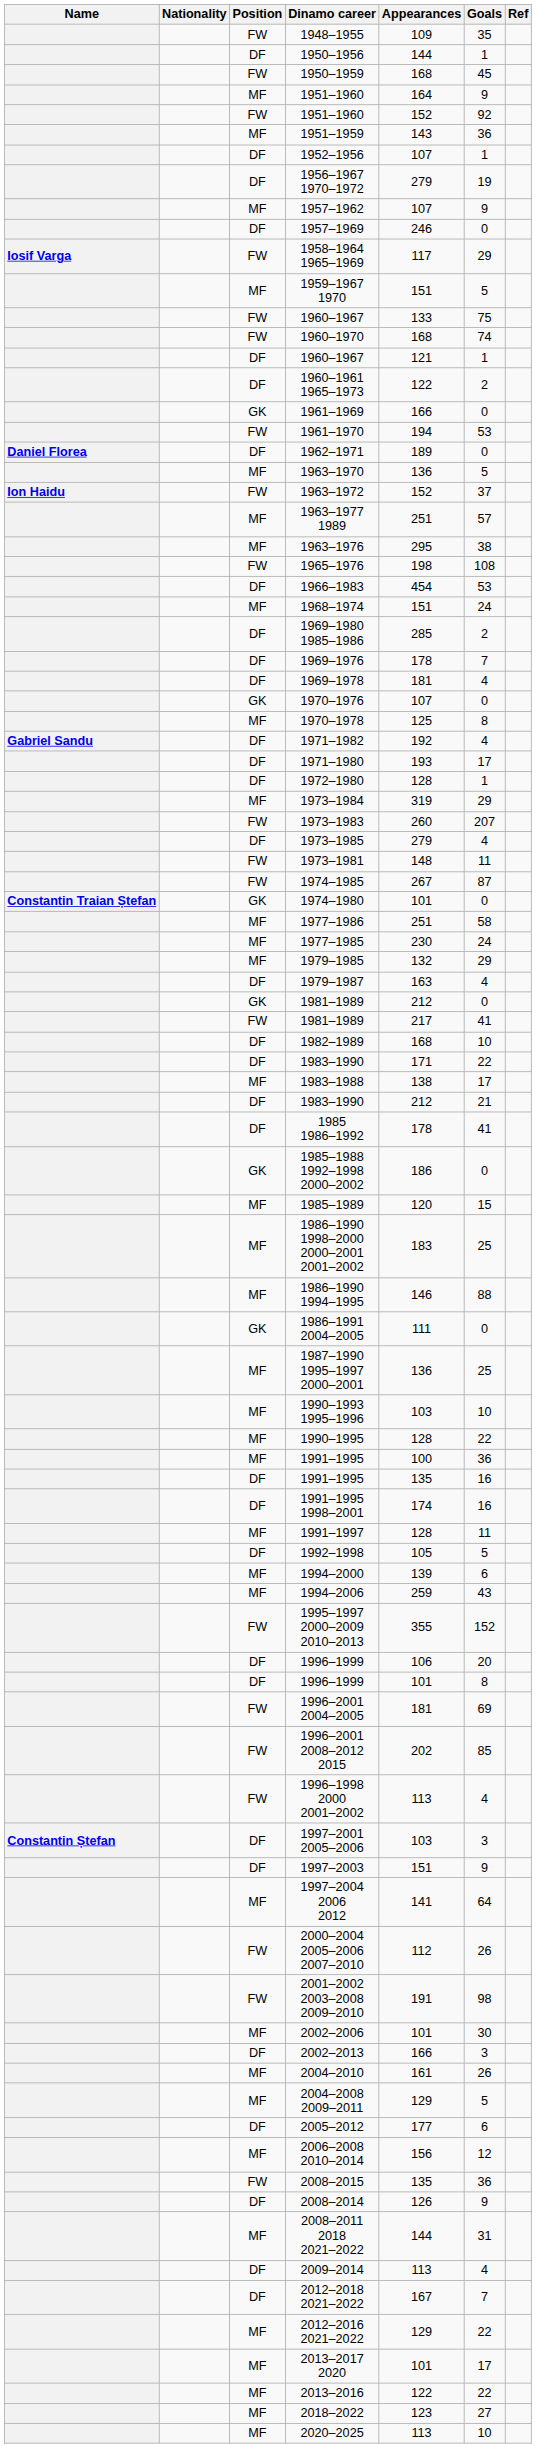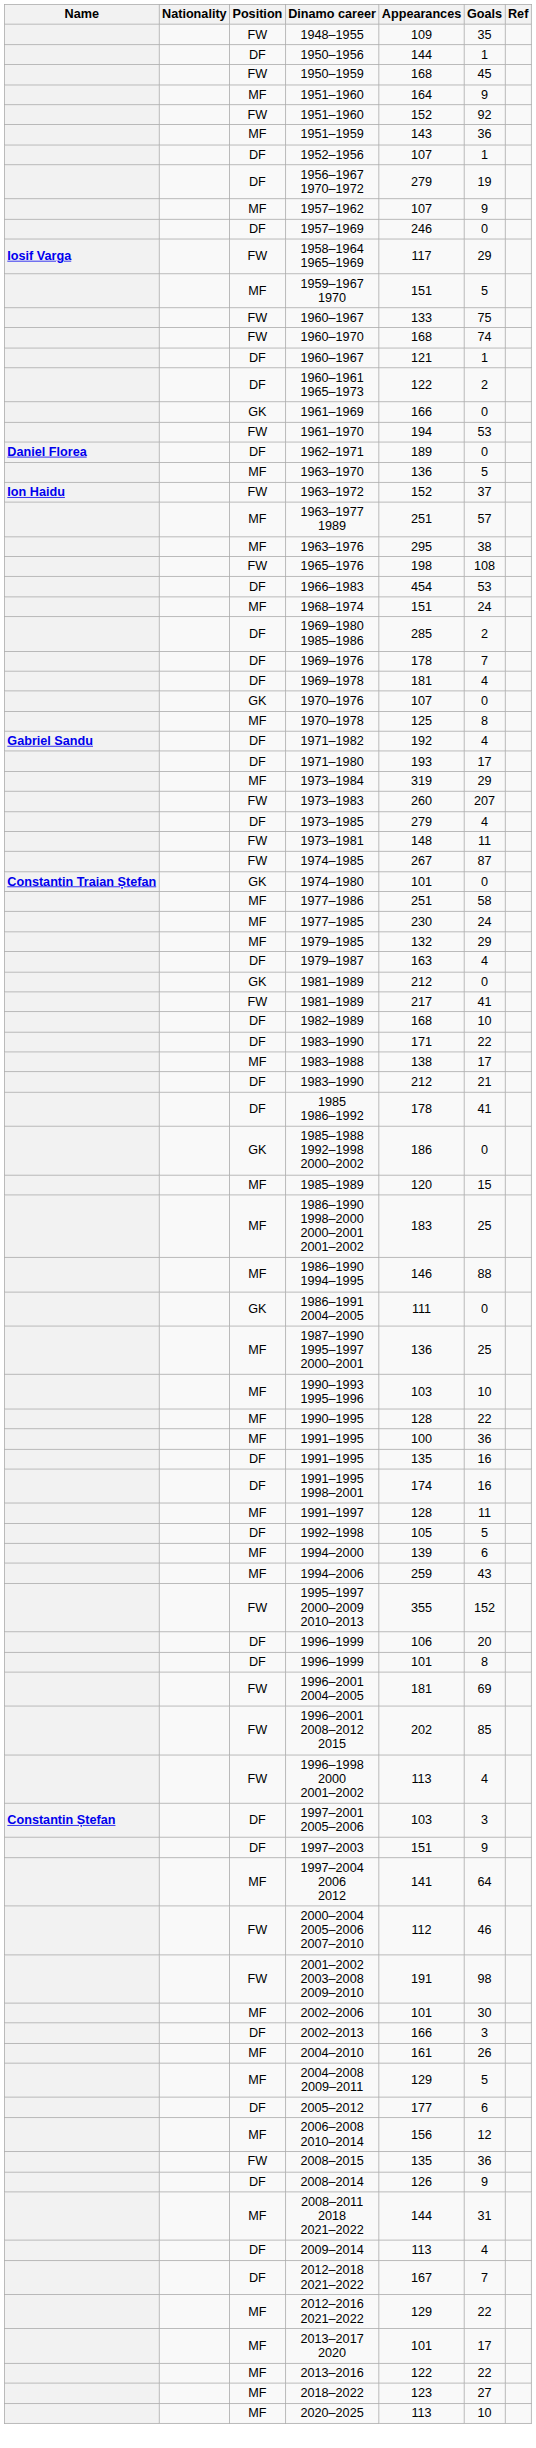- row: (257, 781)
(485, 1950) 26 -> (485, 1930) 46
